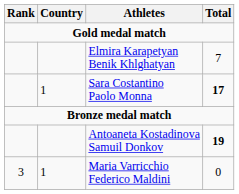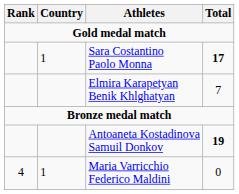rows swapped: (126, 90) <-> (133, 58)
(21, 173) 3 -> (21, 173) 4
